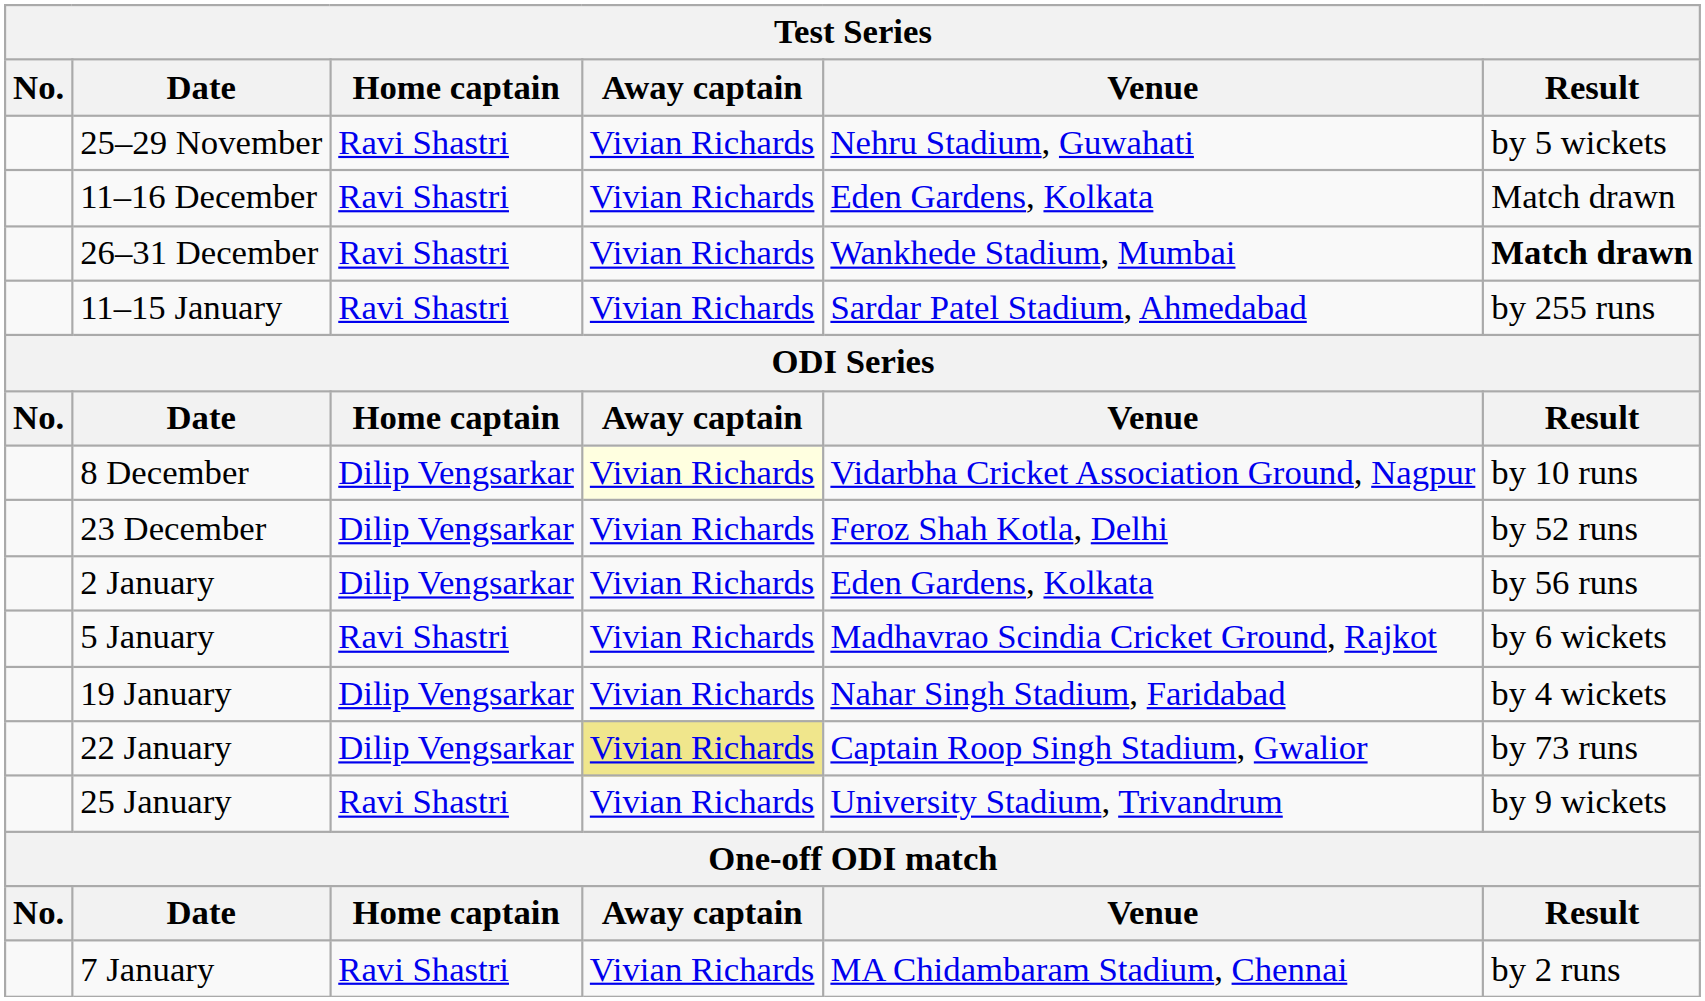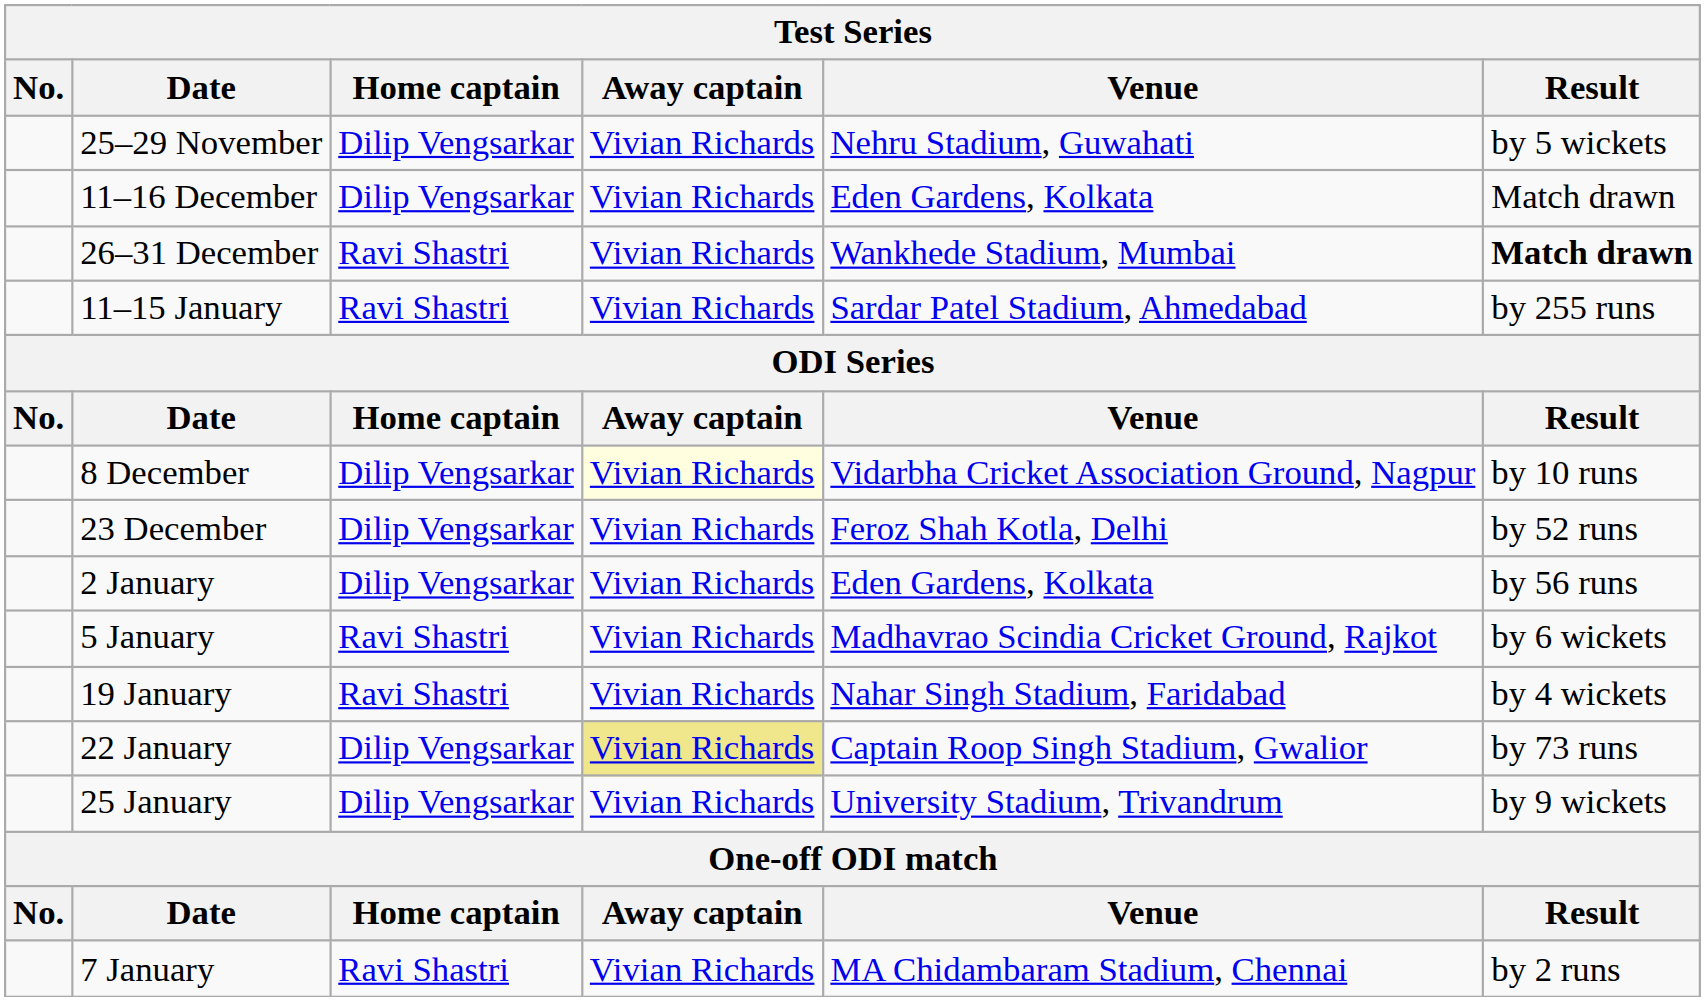(424, 142) Ravi Shastri -> (456, 142) Dilip Vengsarkar
(424, 197) Ravi Shastri -> (456, 197) Dilip Vengsarkar
(456, 692) Dilip Vengsarkar -> (424, 692) Ravi Shastri
(424, 802) Ravi Shastri -> (456, 802) Dilip Vengsarkar
